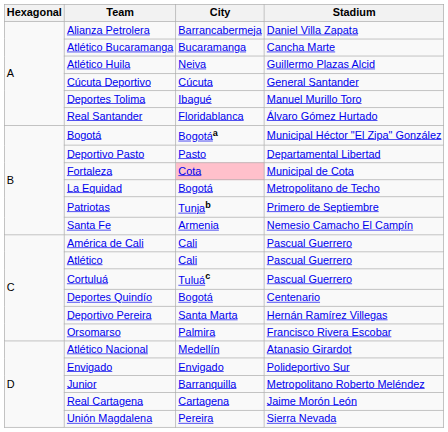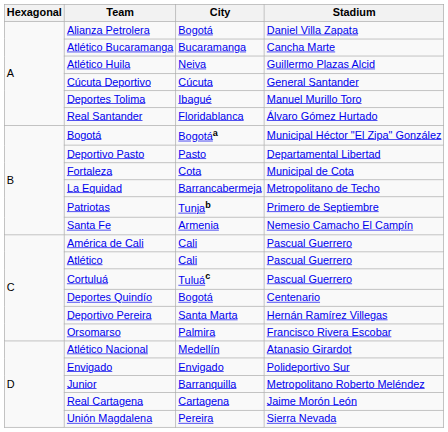(220, 30) Barrancabermeja -> (196, 30) Bogotá
(190, 171) pink background -> (190, 171) no background
(196, 188) Bogotá -> (220, 188) Barrancabermeja
